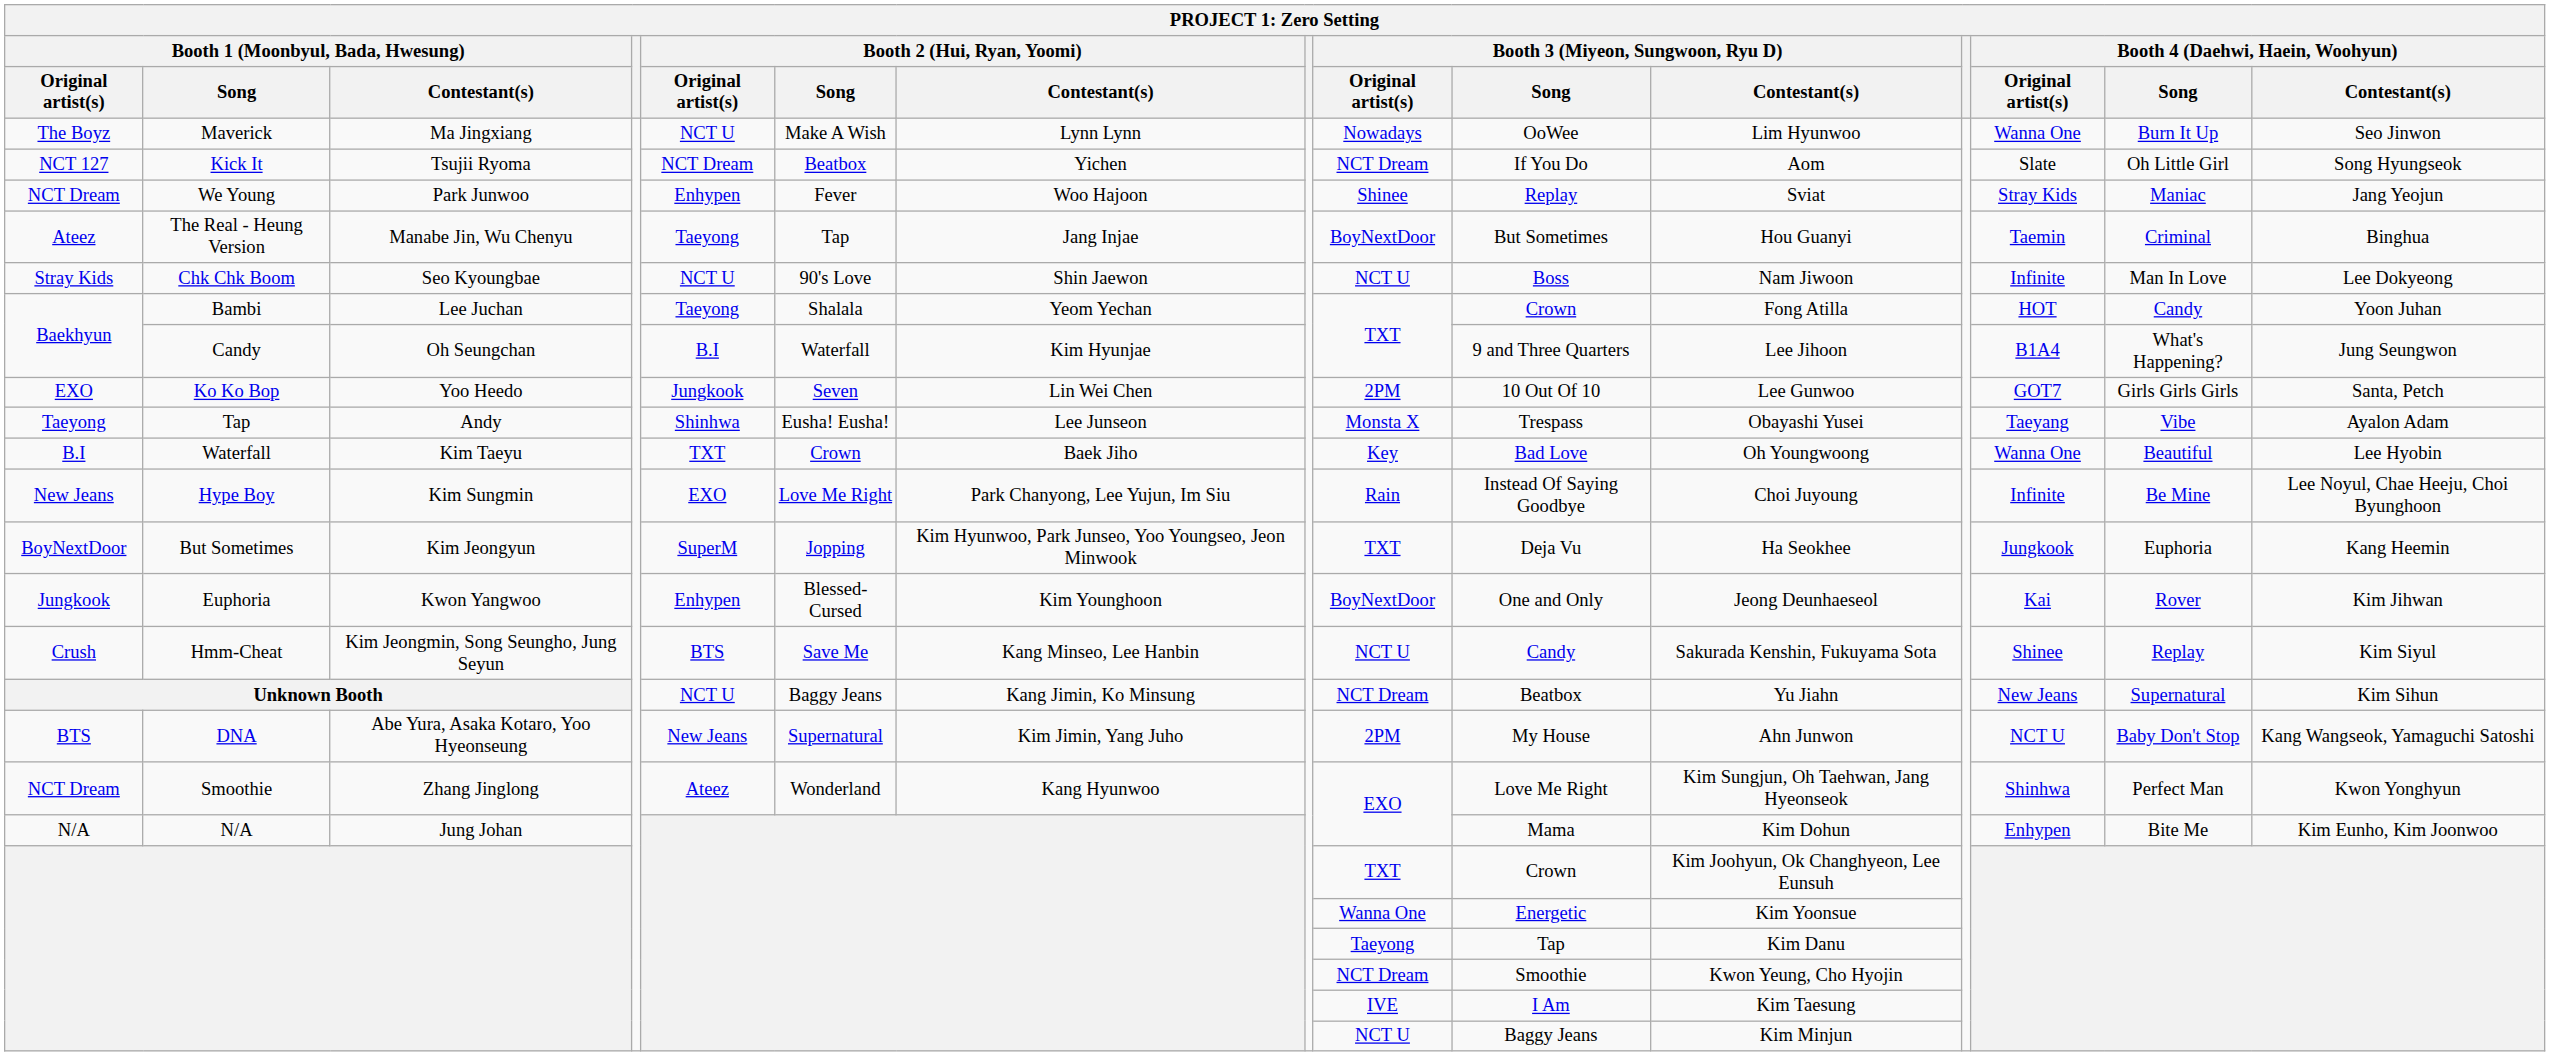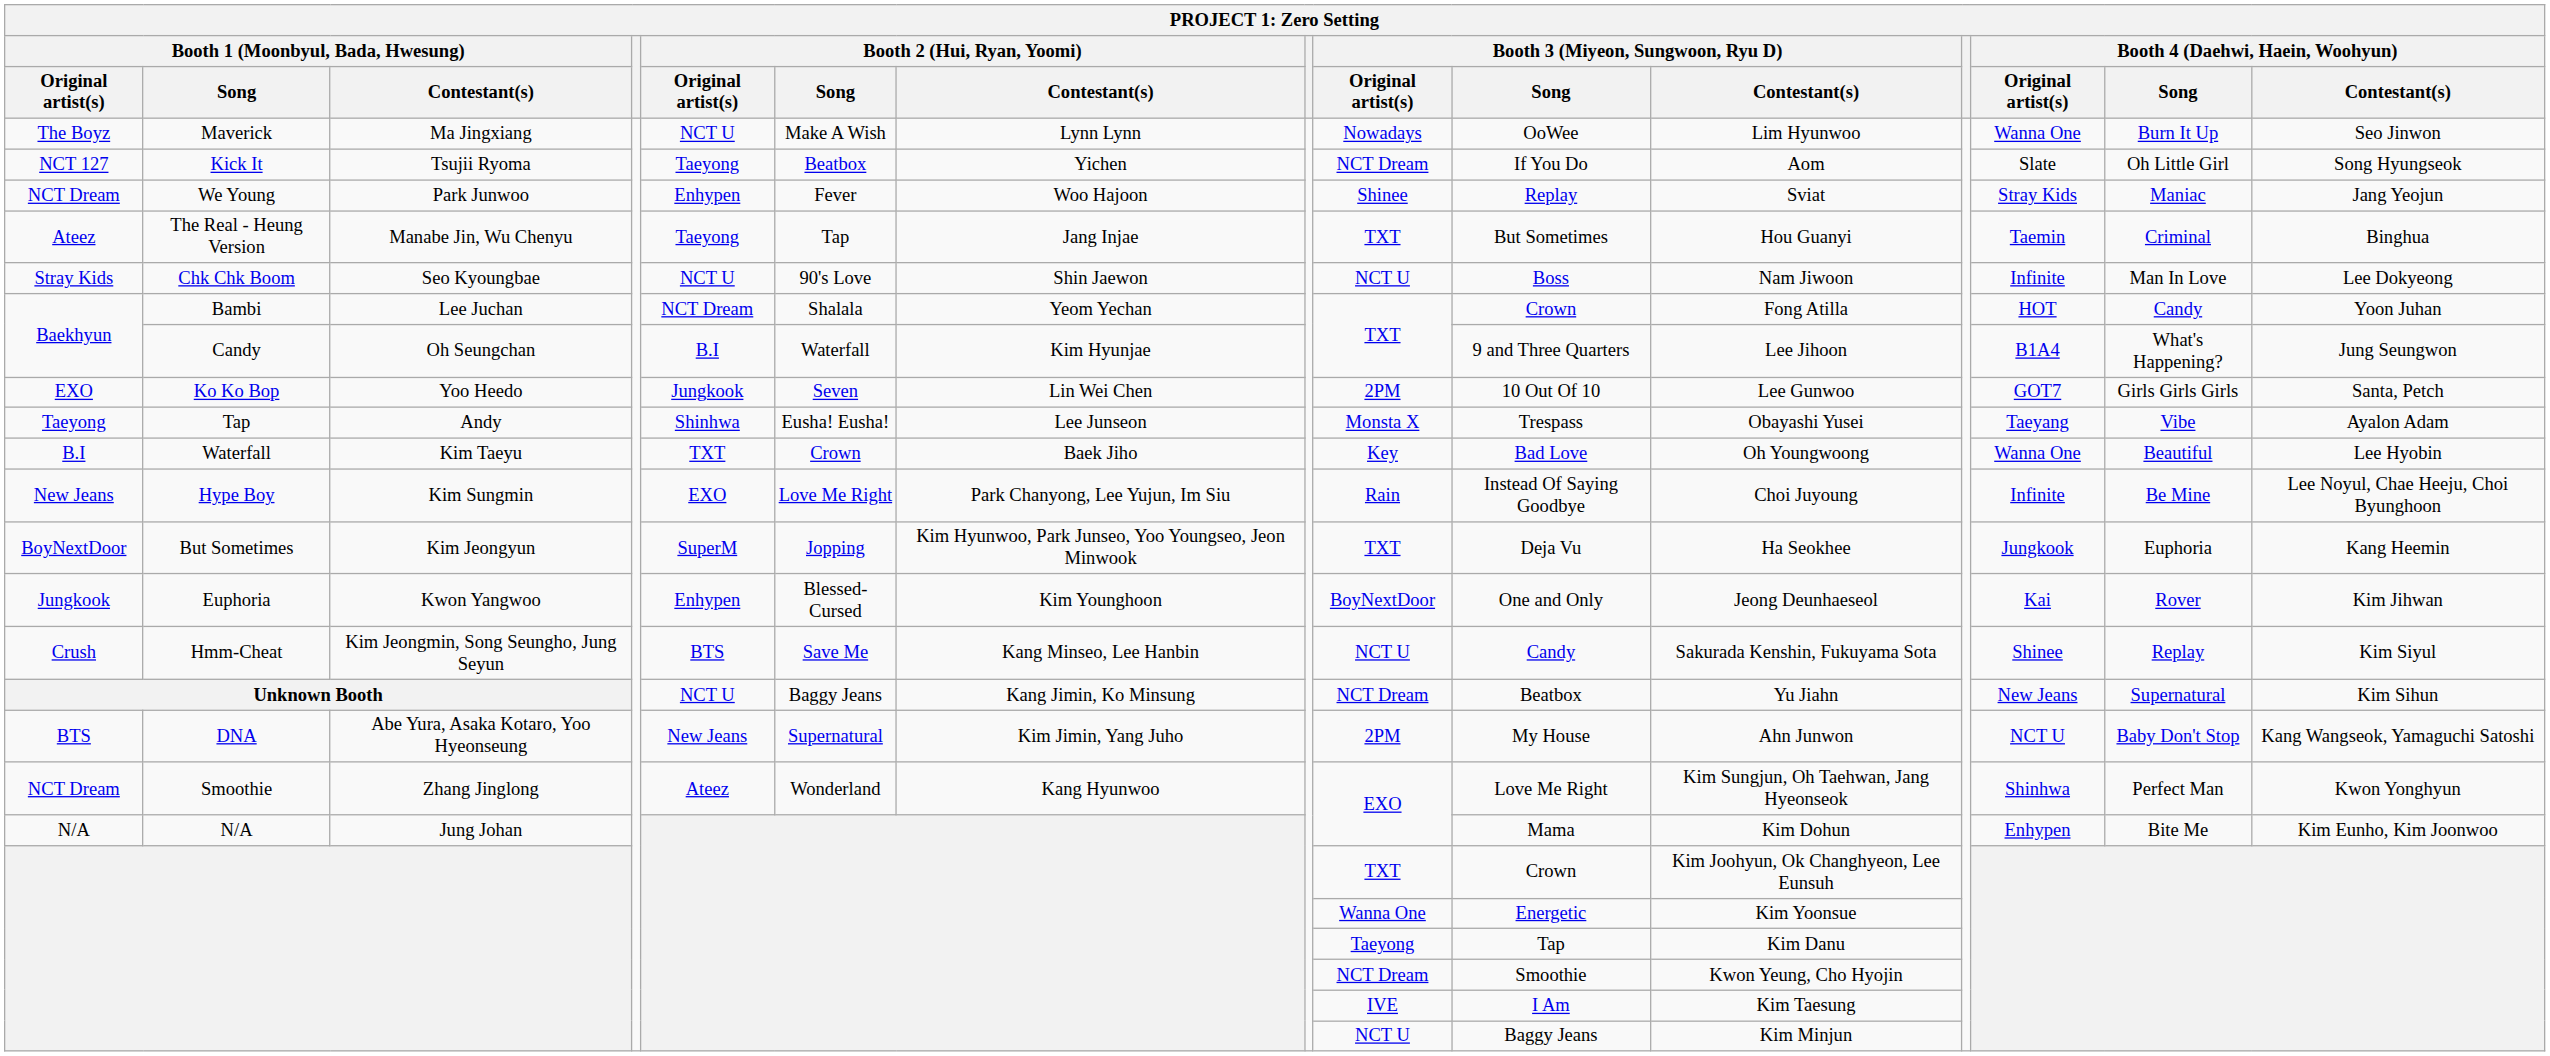(707, 164) NCT Dream -> (707, 164) Taeyong
(1382, 236) BoyNextDoor -> (1382, 236) TXT
(707, 309) Taeyong -> (707, 309) NCT Dream
